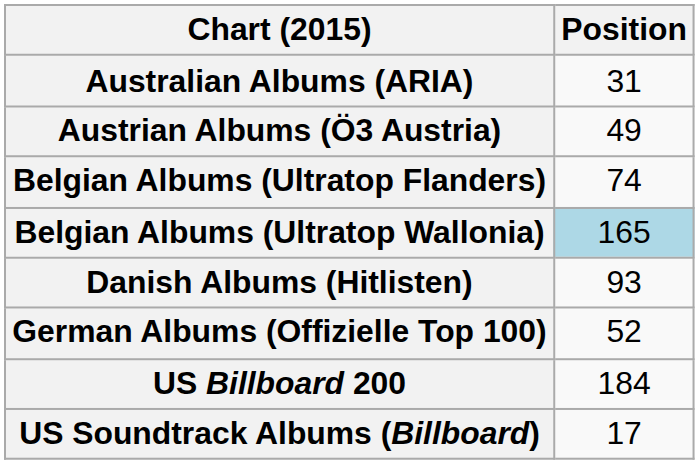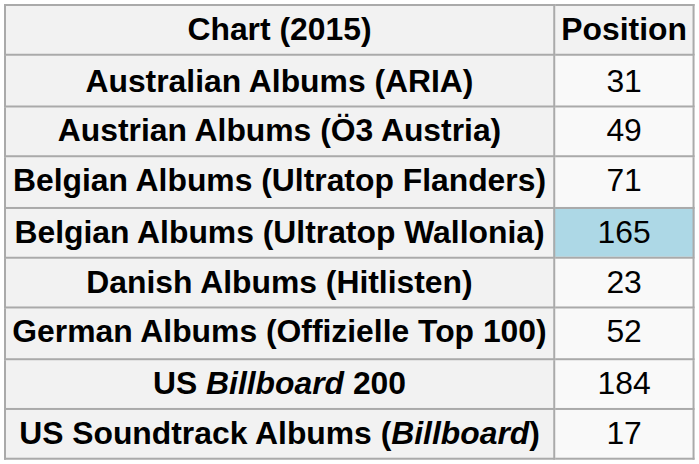(624, 181) 74 -> (624, 181) 71
(624, 282) 93 -> (624, 282) 23
